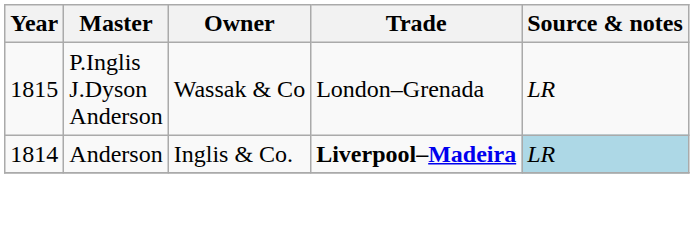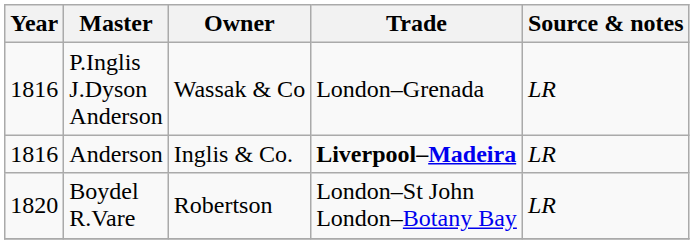(34, 88) 1815 -> (34, 88) 1816
(34, 153) 1814 -> (34, 153) 1816
(541, 153) lightblue background -> (542, 153) no background
+ row: (104, 205)
